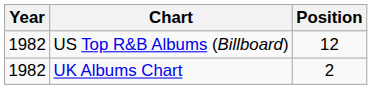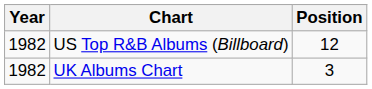(329, 71) 2 -> (329, 71) 3
